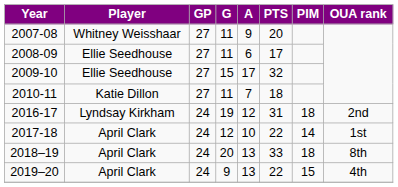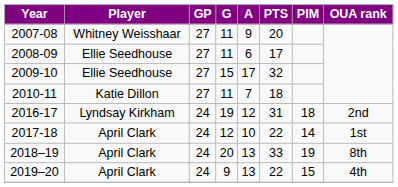(308, 152) 18 -> (308, 152) 19
